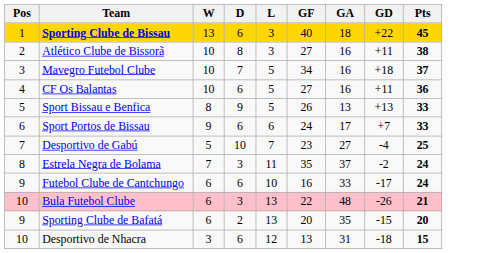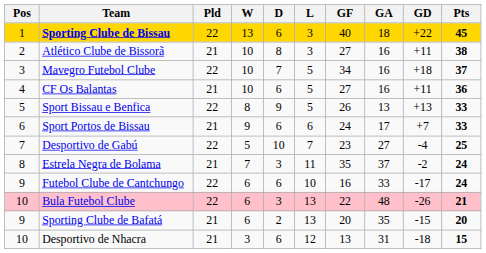+ column: (212, 13)
